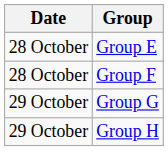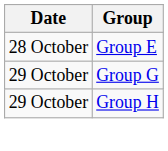- row: (126, 74)
